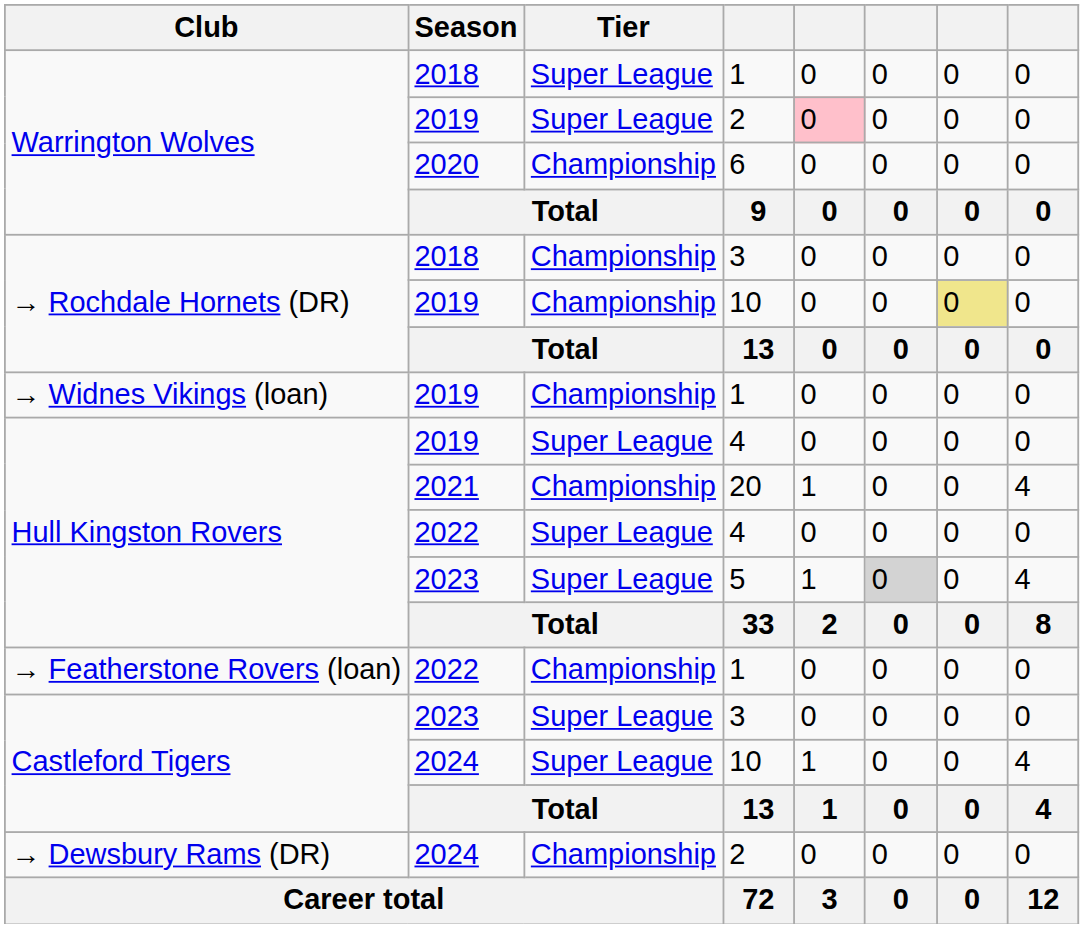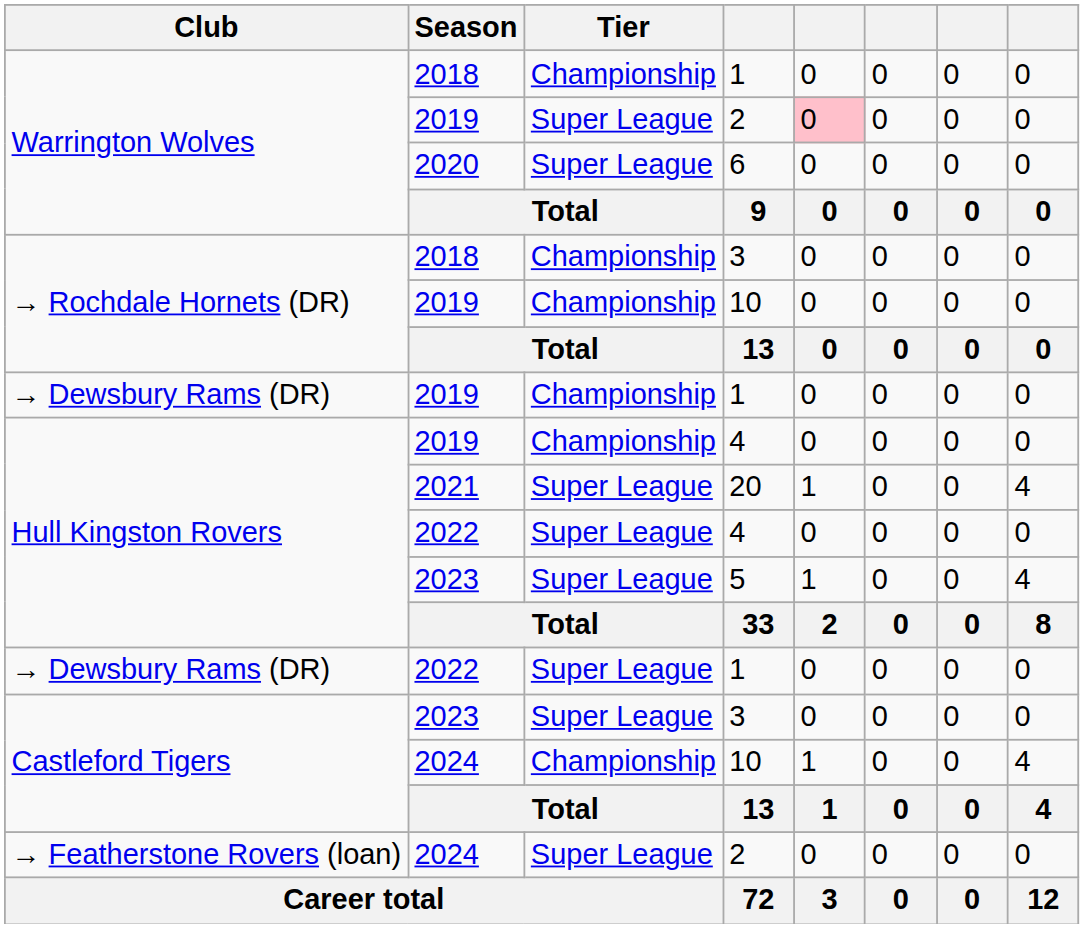(622, 73) Super League -> (623, 73) Championship
(623, 165) Championship -> (622, 165) Super League
(951, 303) khaki background -> (951, 303) no background
(170, 394) → Widnes Vikings (loan) -> (171, 394) → Dewsbury Rams (DR)
(622, 440) Super League -> (623, 440) Championship
(623, 486) Championship -> (622, 486) Super League
(880, 578) lightgrey background -> (880, 578) no background
(206, 670) → Featherstone Rovers (loan) -> (171, 670) → Dewsbury Rams (DR)
(623, 670) Championship -> (622, 670) Super League
(622, 762) Super League -> (623, 762) Championship
(171, 854) → Dewsbury Rams (DR) -> (206, 854) → Featherstone Rovers (loan)
(623, 854) Championship -> (622, 854) Super League
